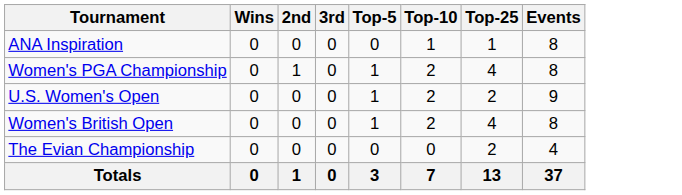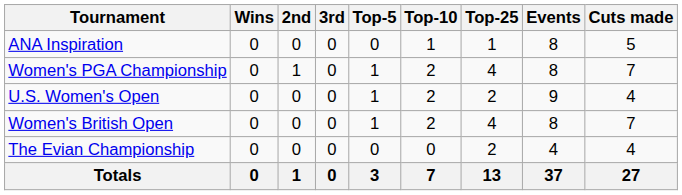+ column: (631, 17)
